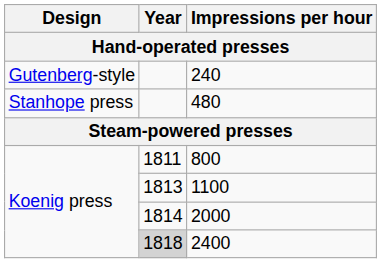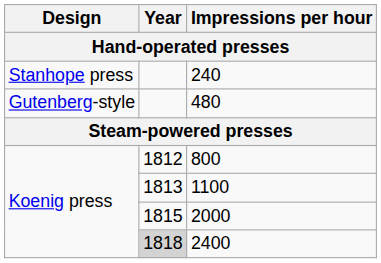(72, 74) Gutenberg-style -> (71, 74) Stanhope press
(71, 103) Stanhope press -> (72, 103) Gutenberg-style
(162, 159) 1811 -> (163, 159) 1812
(163, 215) 1814 -> (163, 215) 1815
